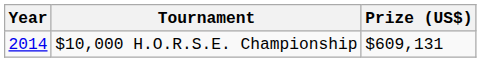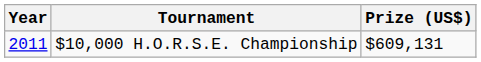(28, 44) 2014 -> (28, 44) 2011
